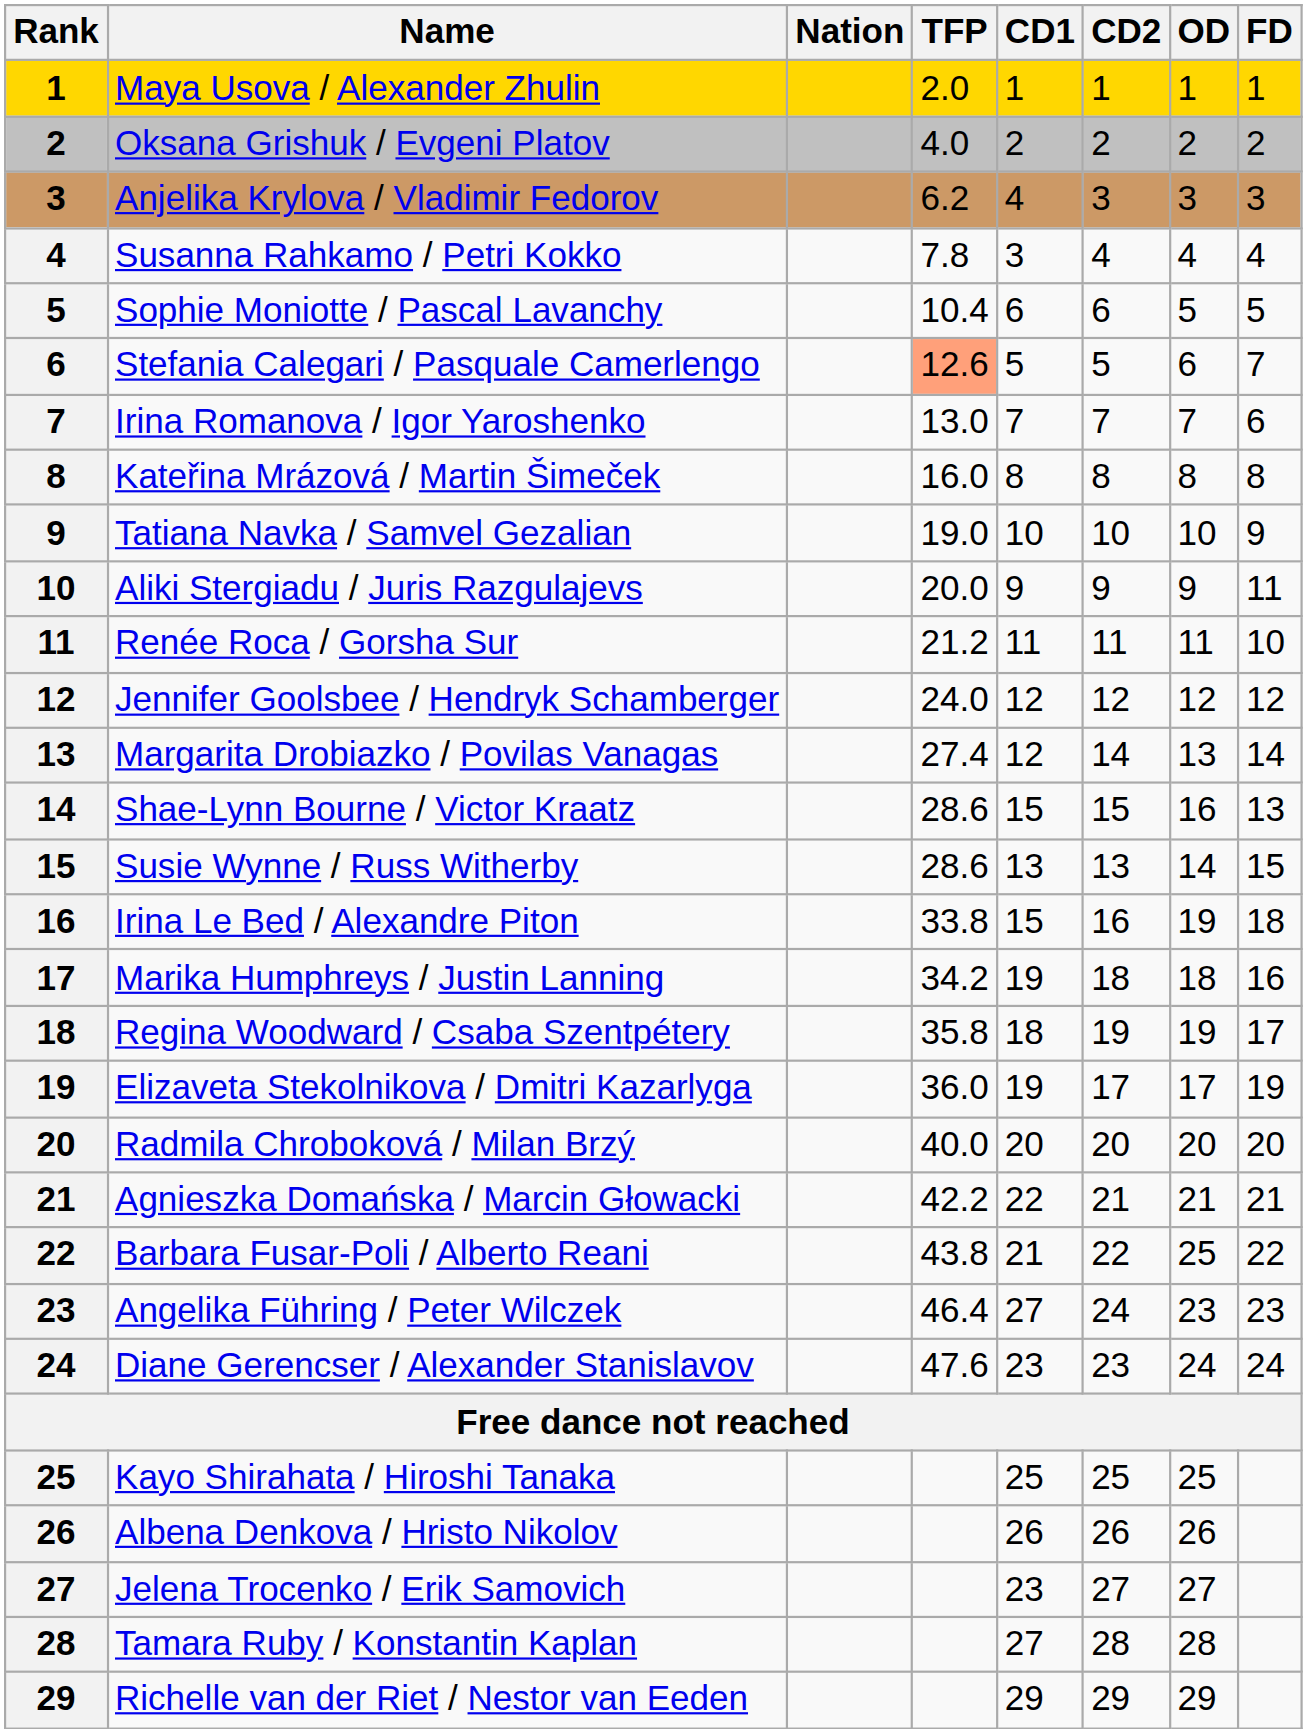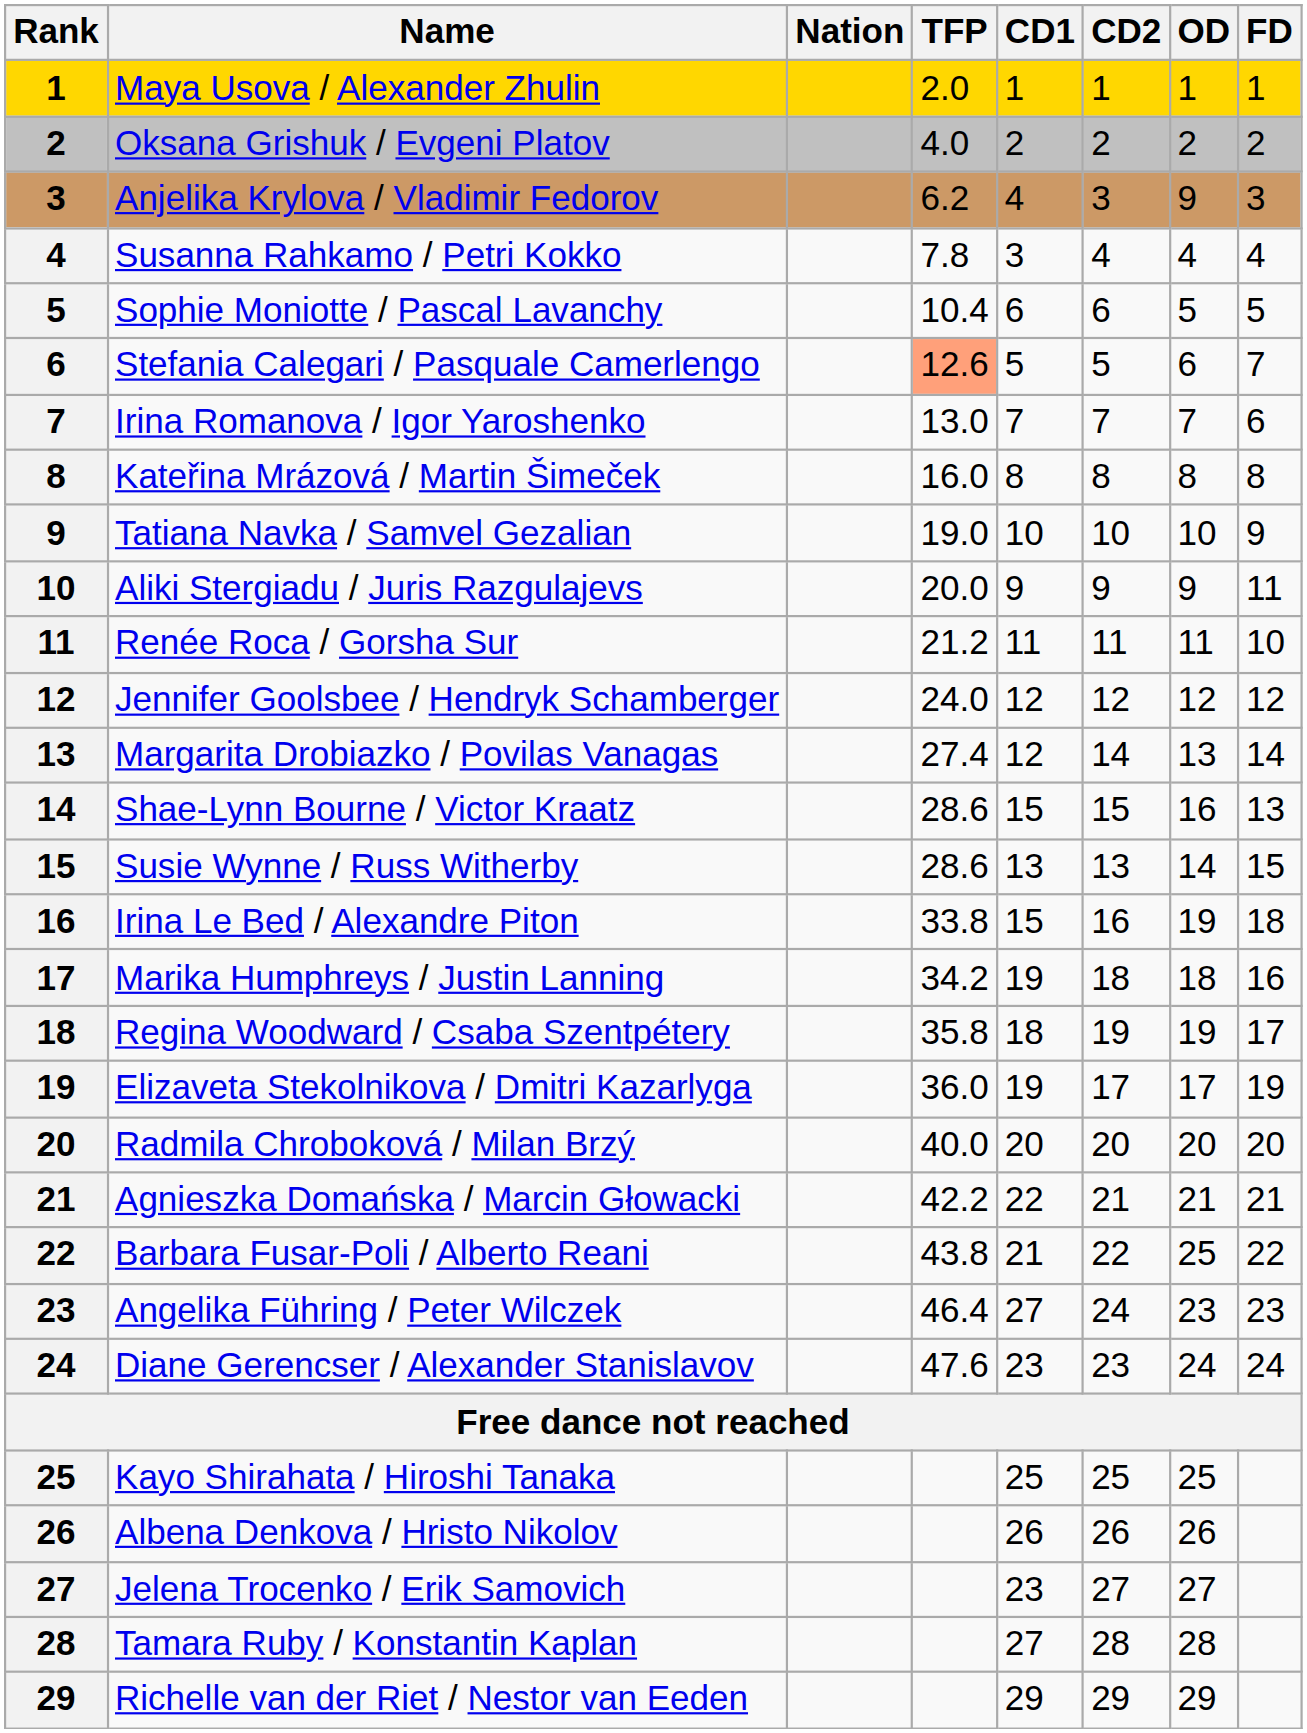(1187, 198) 3 -> (1187, 198) 9
